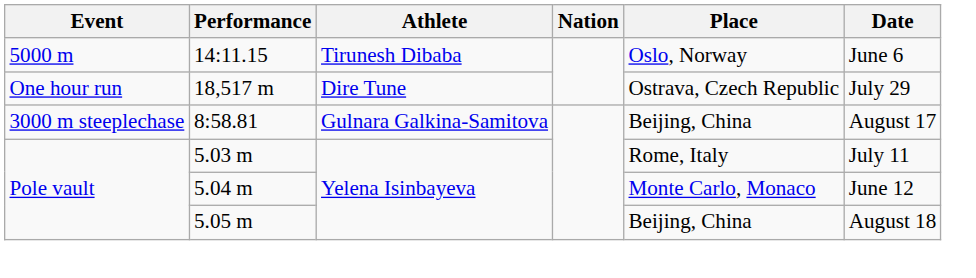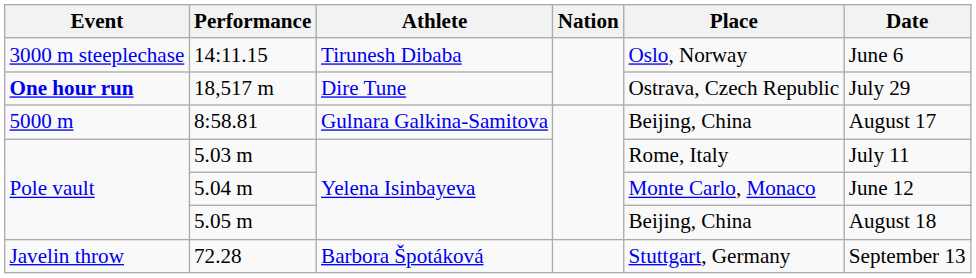(42, 54) 5000 m -> (97, 54) 3000 m steeplechase
(66, 88) normal -> (72, 88) bold
(97, 121) 3000 m steeplechase -> (42, 121) 5000 m
+ row: (218, 255)
